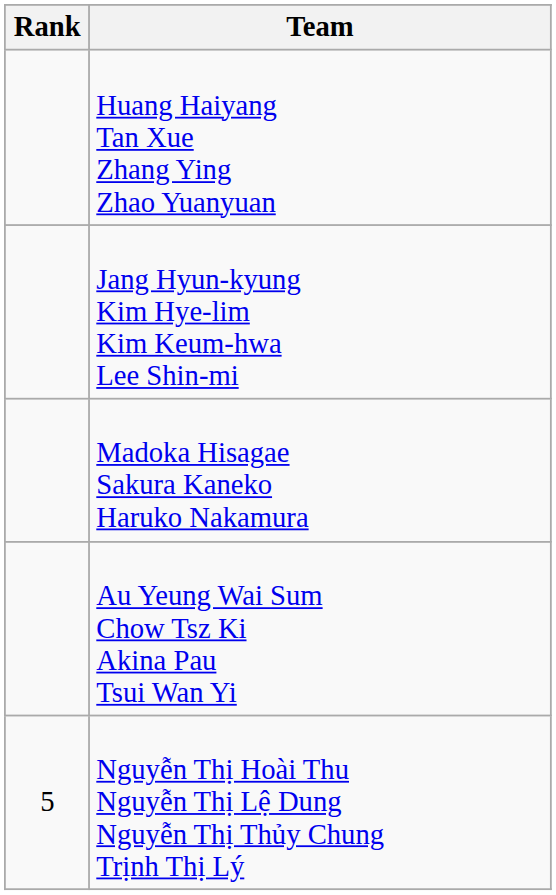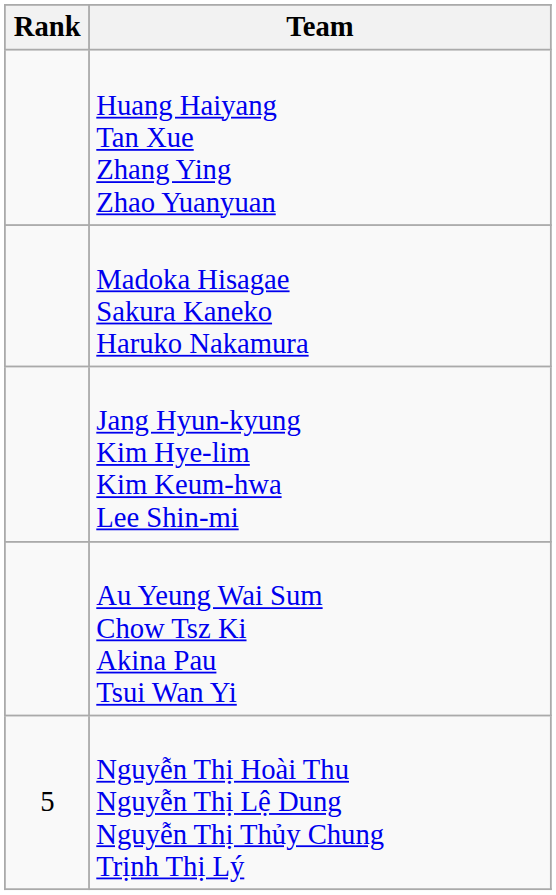rows swapped: (199, 327) <-> (202, 485)
